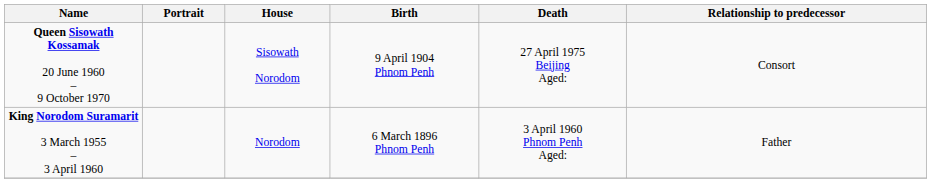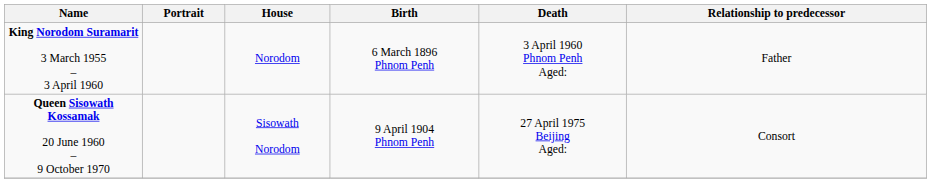rows swapped: (74, 142) <-> (74, 65)
